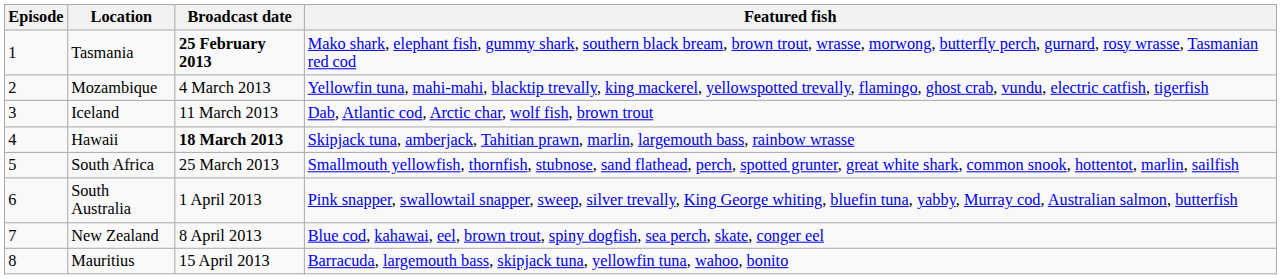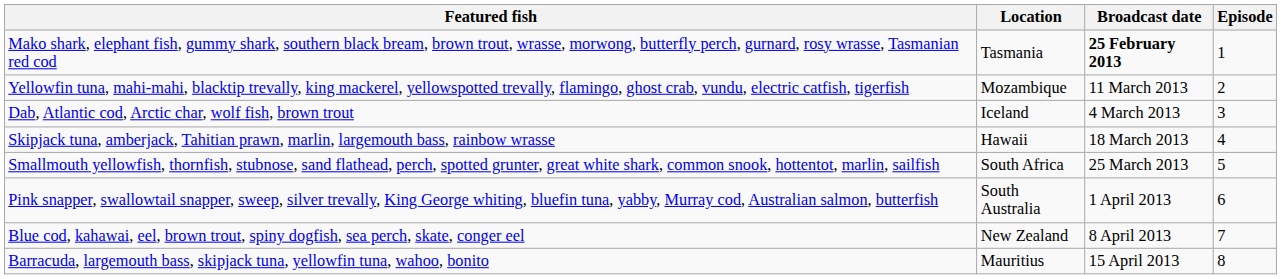columns swapped: (36, 17) <-> (790, 17)
(225, 87) 4 March 2013 -> (1138, 87) 11 March 2013
(229, 113) 11 March 2013 -> (1135, 113) 4 March 2013
(231, 139) bold -> (1139, 139) normal
